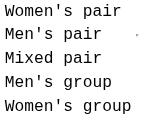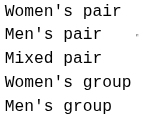rows swapped: (68, 106) <-> (58, 82)
